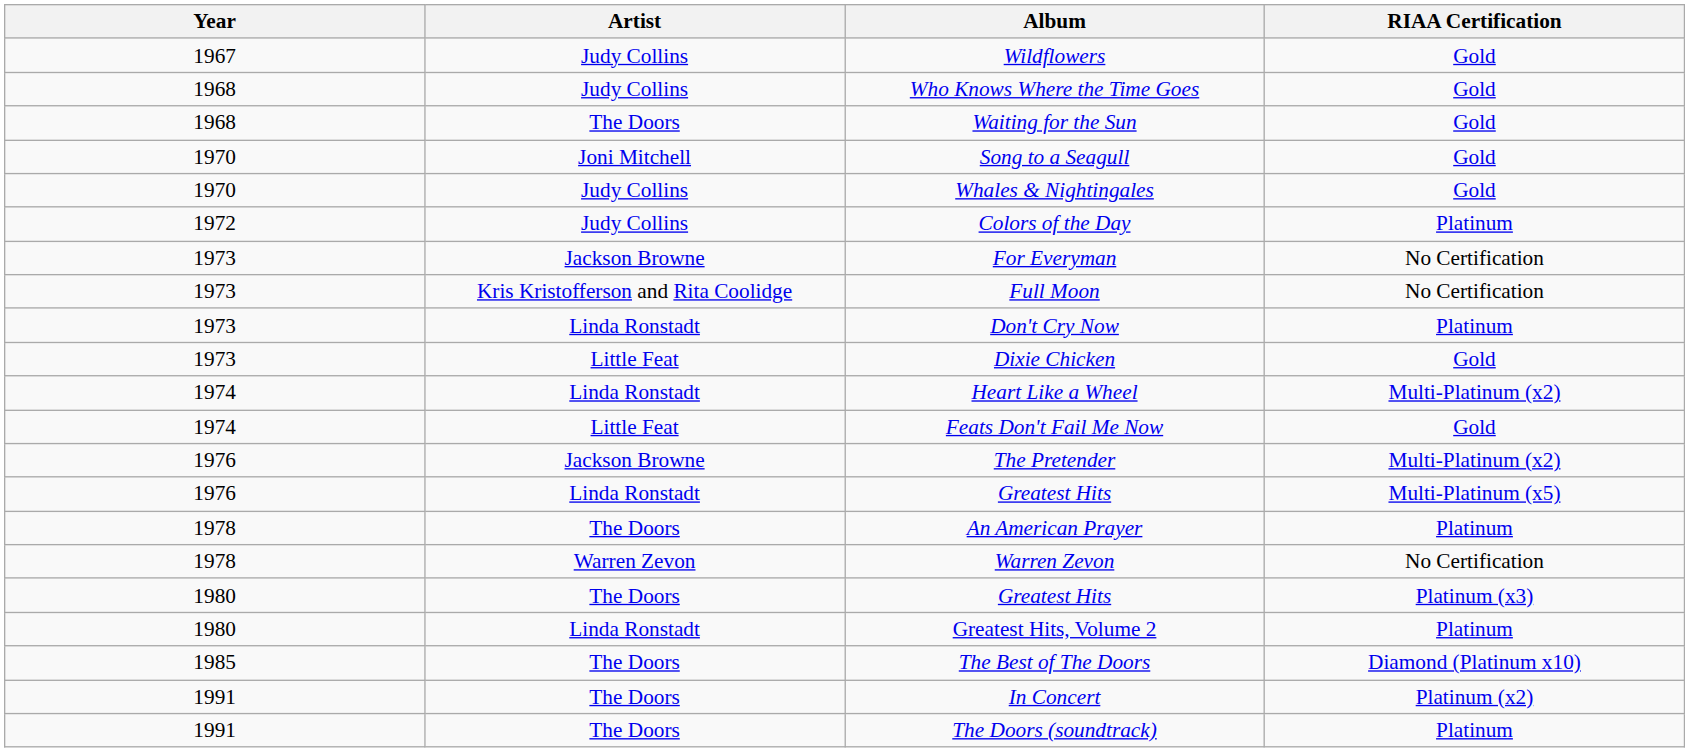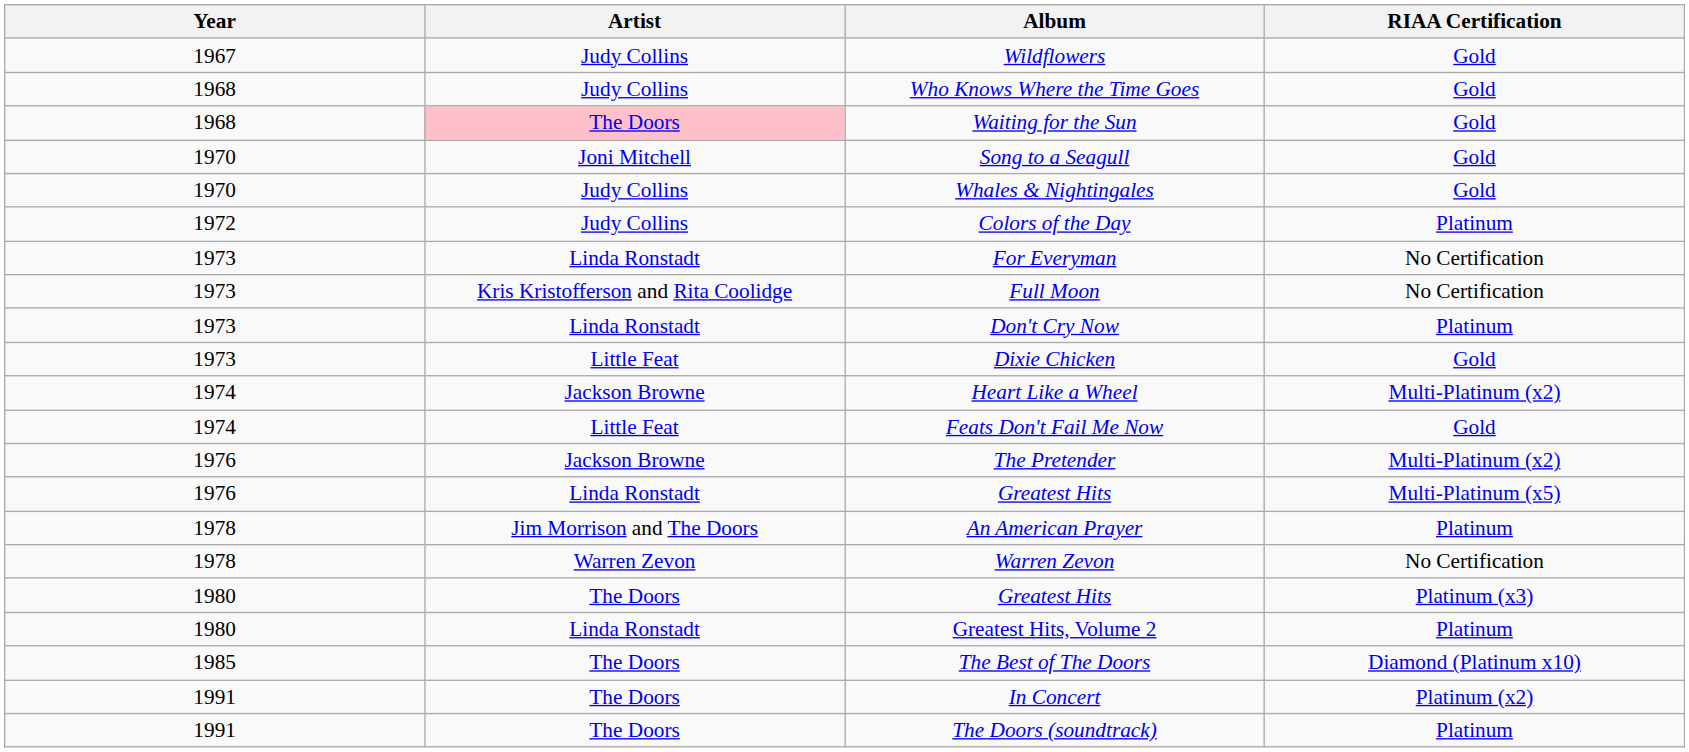(635, 122) no background -> (635, 122) pink background
(635, 257) Jackson Browne -> (635, 257) Linda Ronstadt
(635, 392) Linda Ronstadt -> (635, 392) Jackson Browne
(635, 527) The Doors -> (635, 527) Jim Morrison and The Doors
